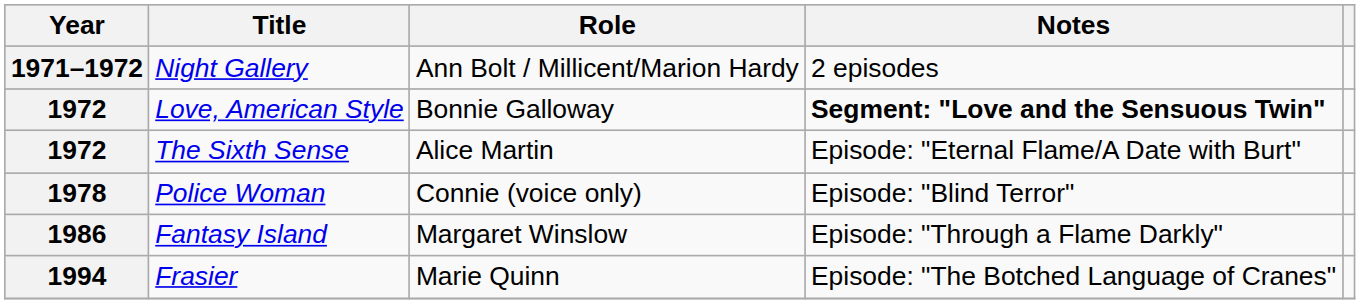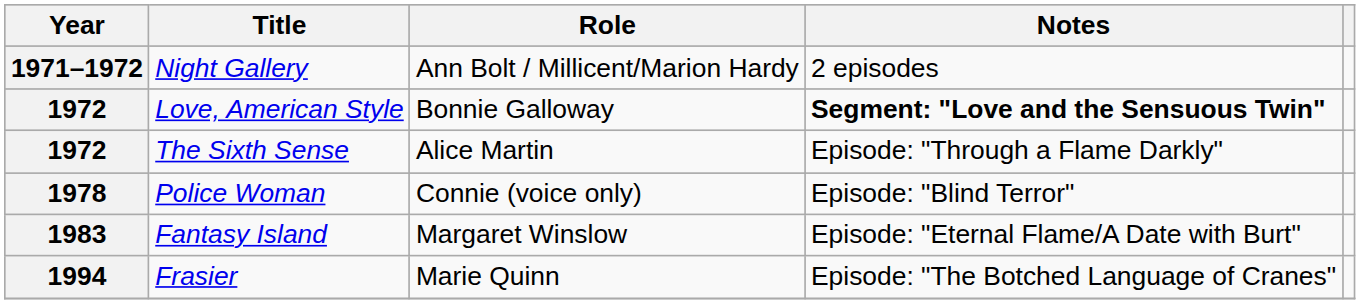(1056, 151) Episode: "Eternal Flame/A Date with Burt" -> (1017, 151) Episode: "Through a Flame Darkly"
(77, 234) 1986 -> (77, 234) 1983
(1017, 234) Episode: "Through a Flame Darkly" -> (1056, 234) Episode: "Eternal Flame/A Date with Burt"
